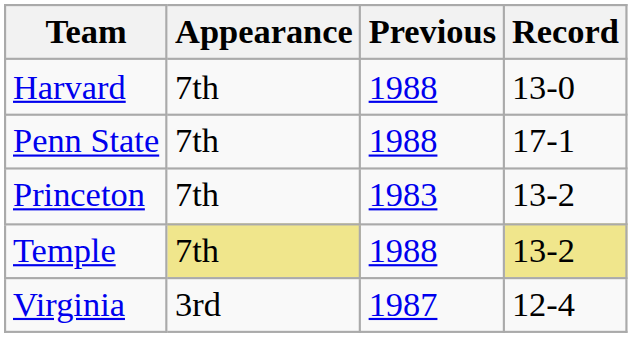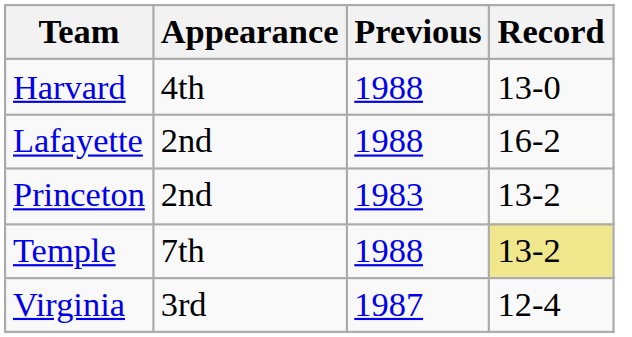(197, 86) 7th -> (183, 86) 4th
+ row: (78, 140)
- row: (86, 140)
(197, 195) 7th -> (187, 195) 2nd
(197, 250) khaki background -> (183, 250) no background
